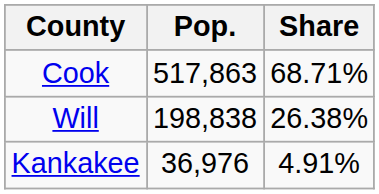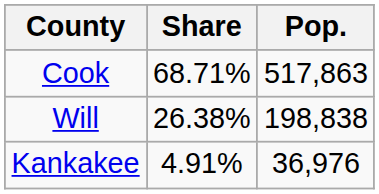columns swapped: (205, 27) <-> (319, 27)
